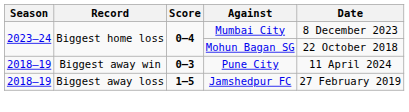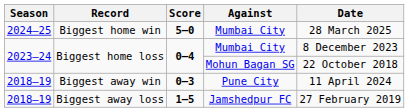+ row: (110, 30)
